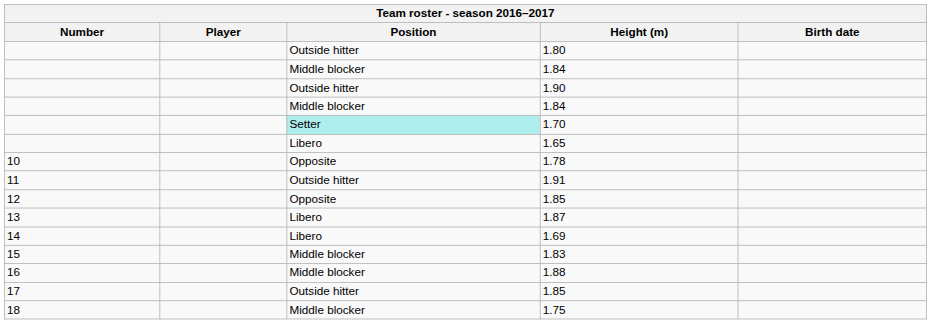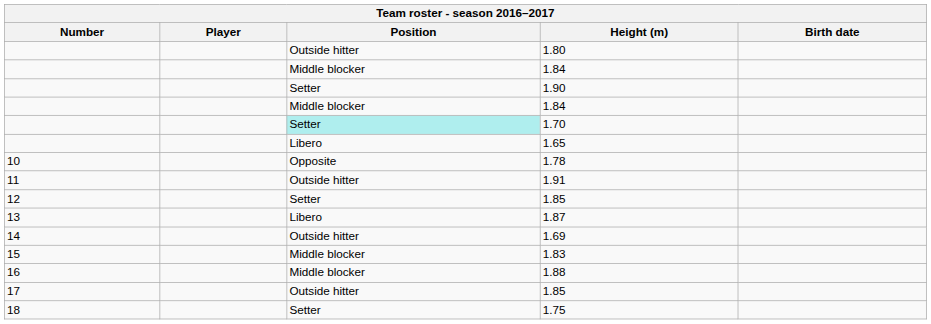(324, 87) Outside hitter -> (305, 87) Setter
(313, 198) Opposite -> (305, 198) Setter
(306, 236) Libero -> (324, 236) Outside hitter
(327, 310) Middle blocker -> (305, 310) Setter
